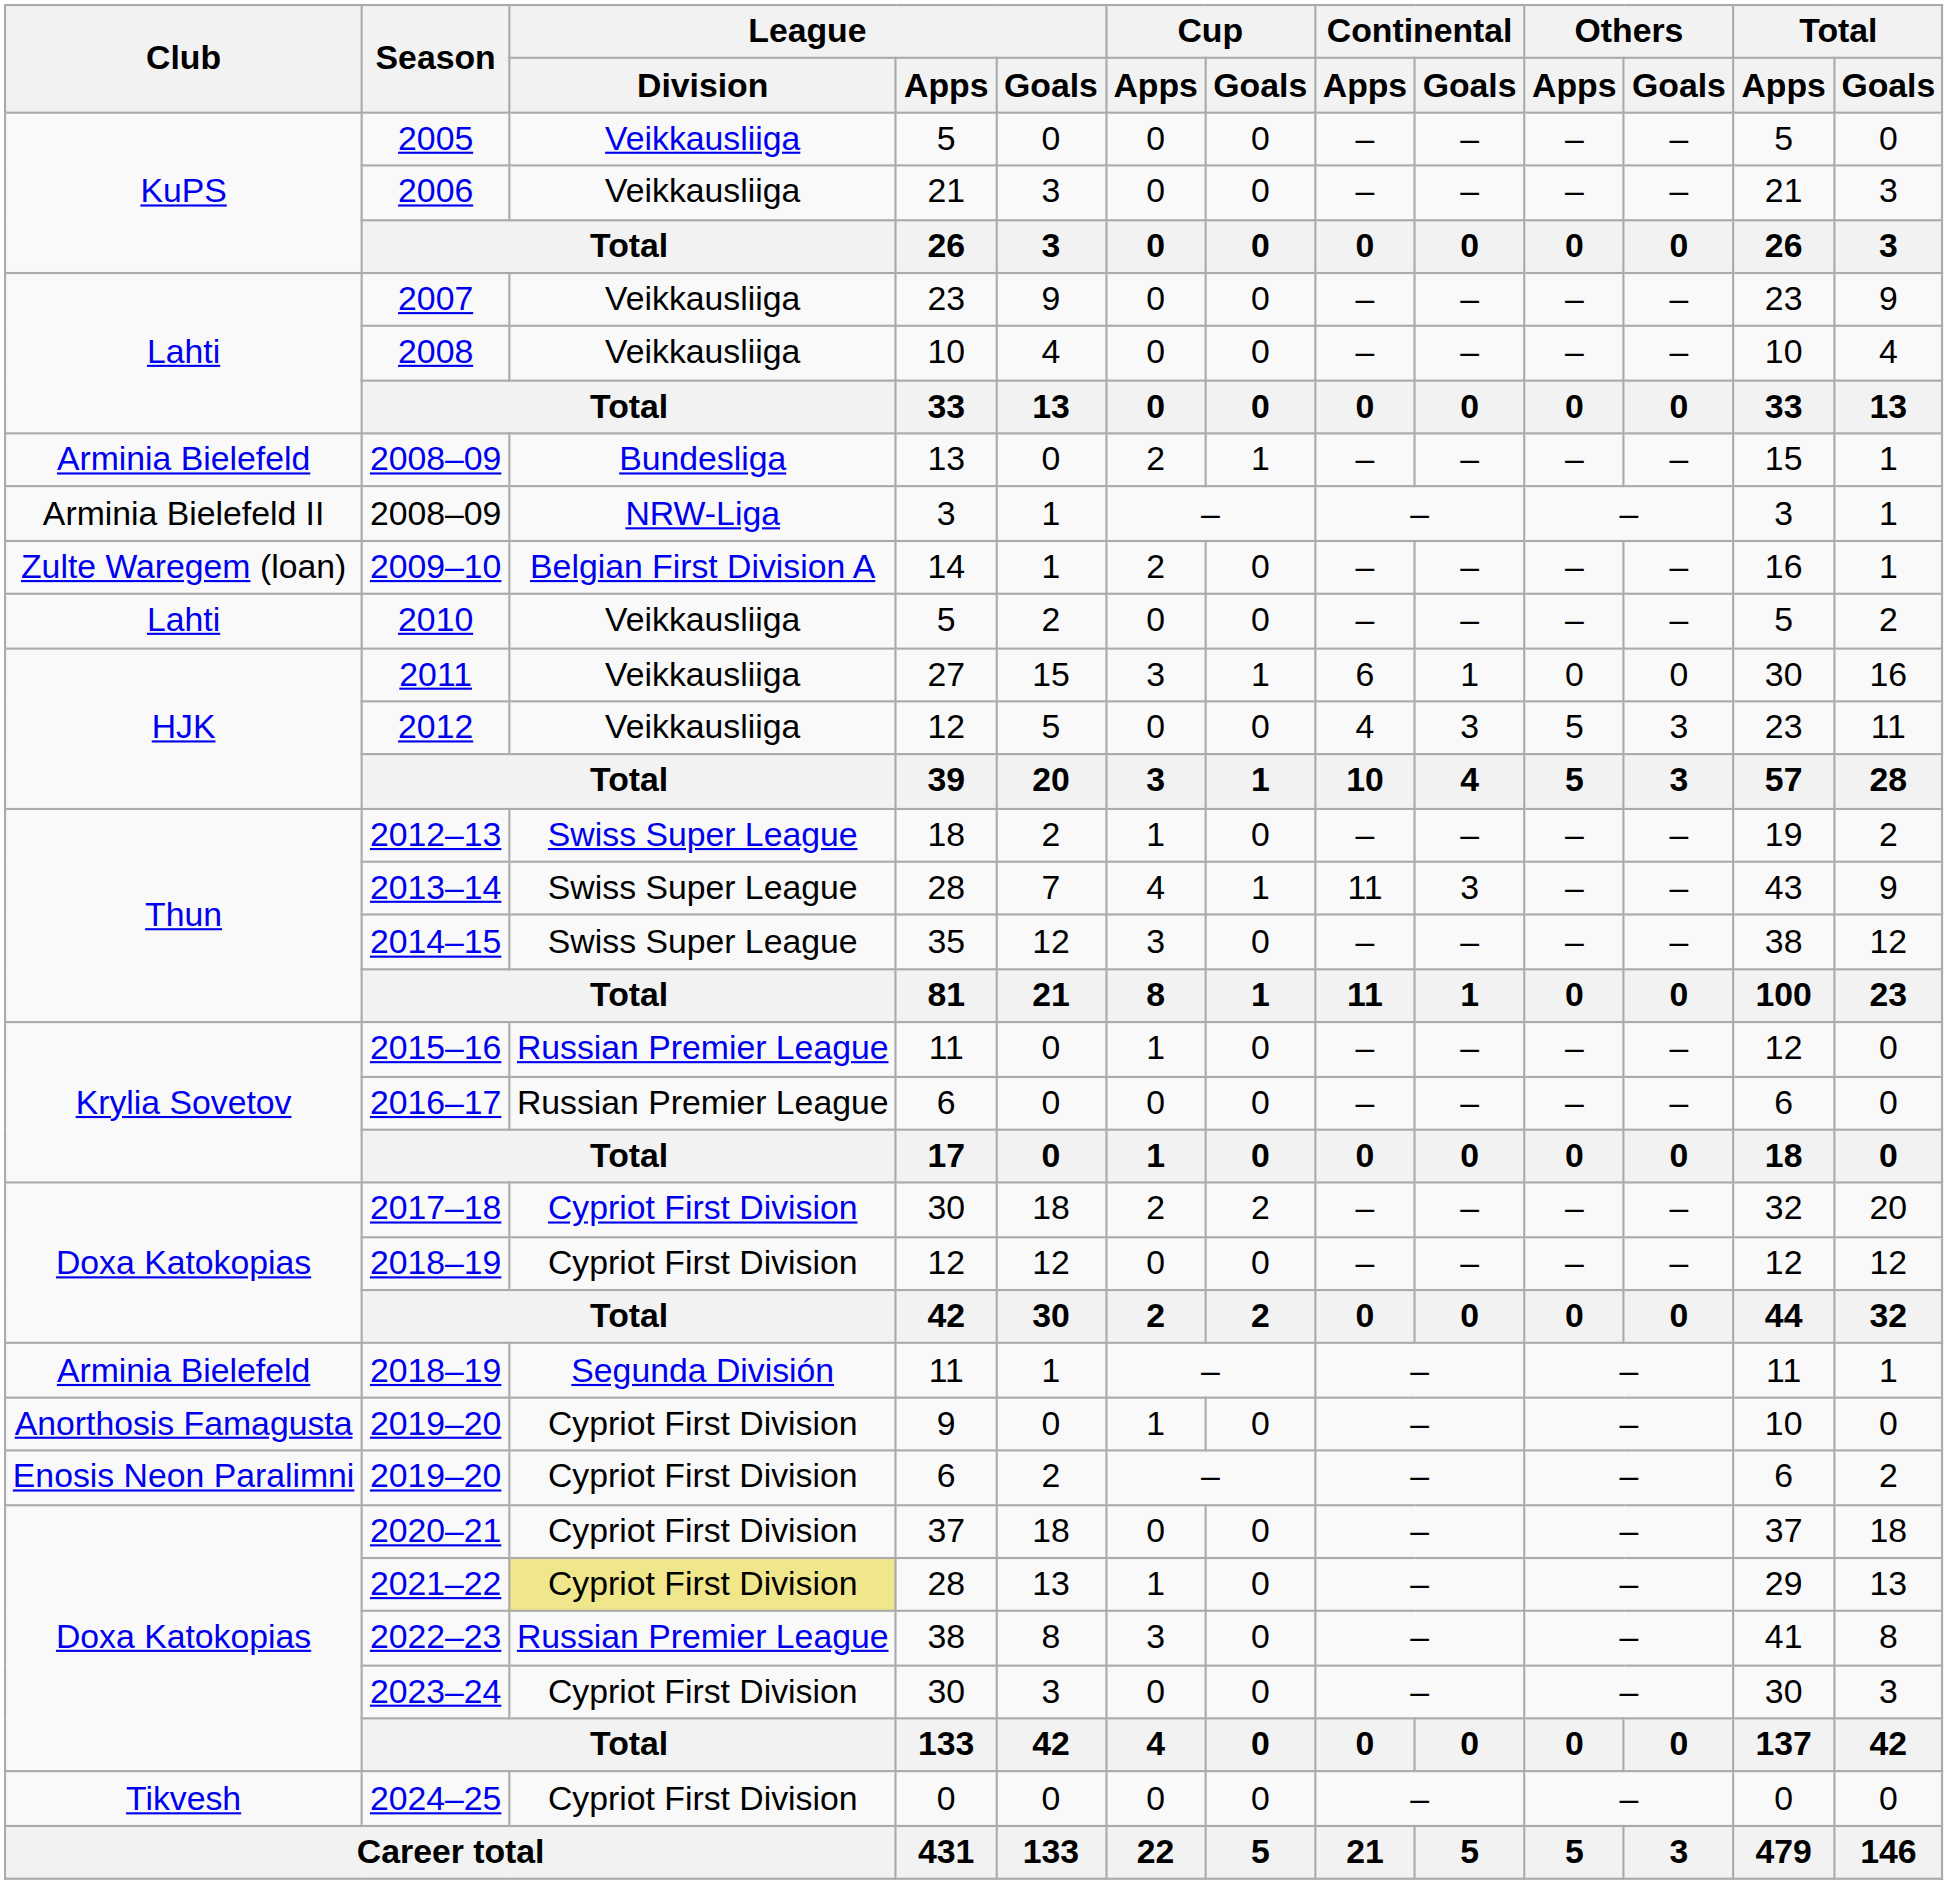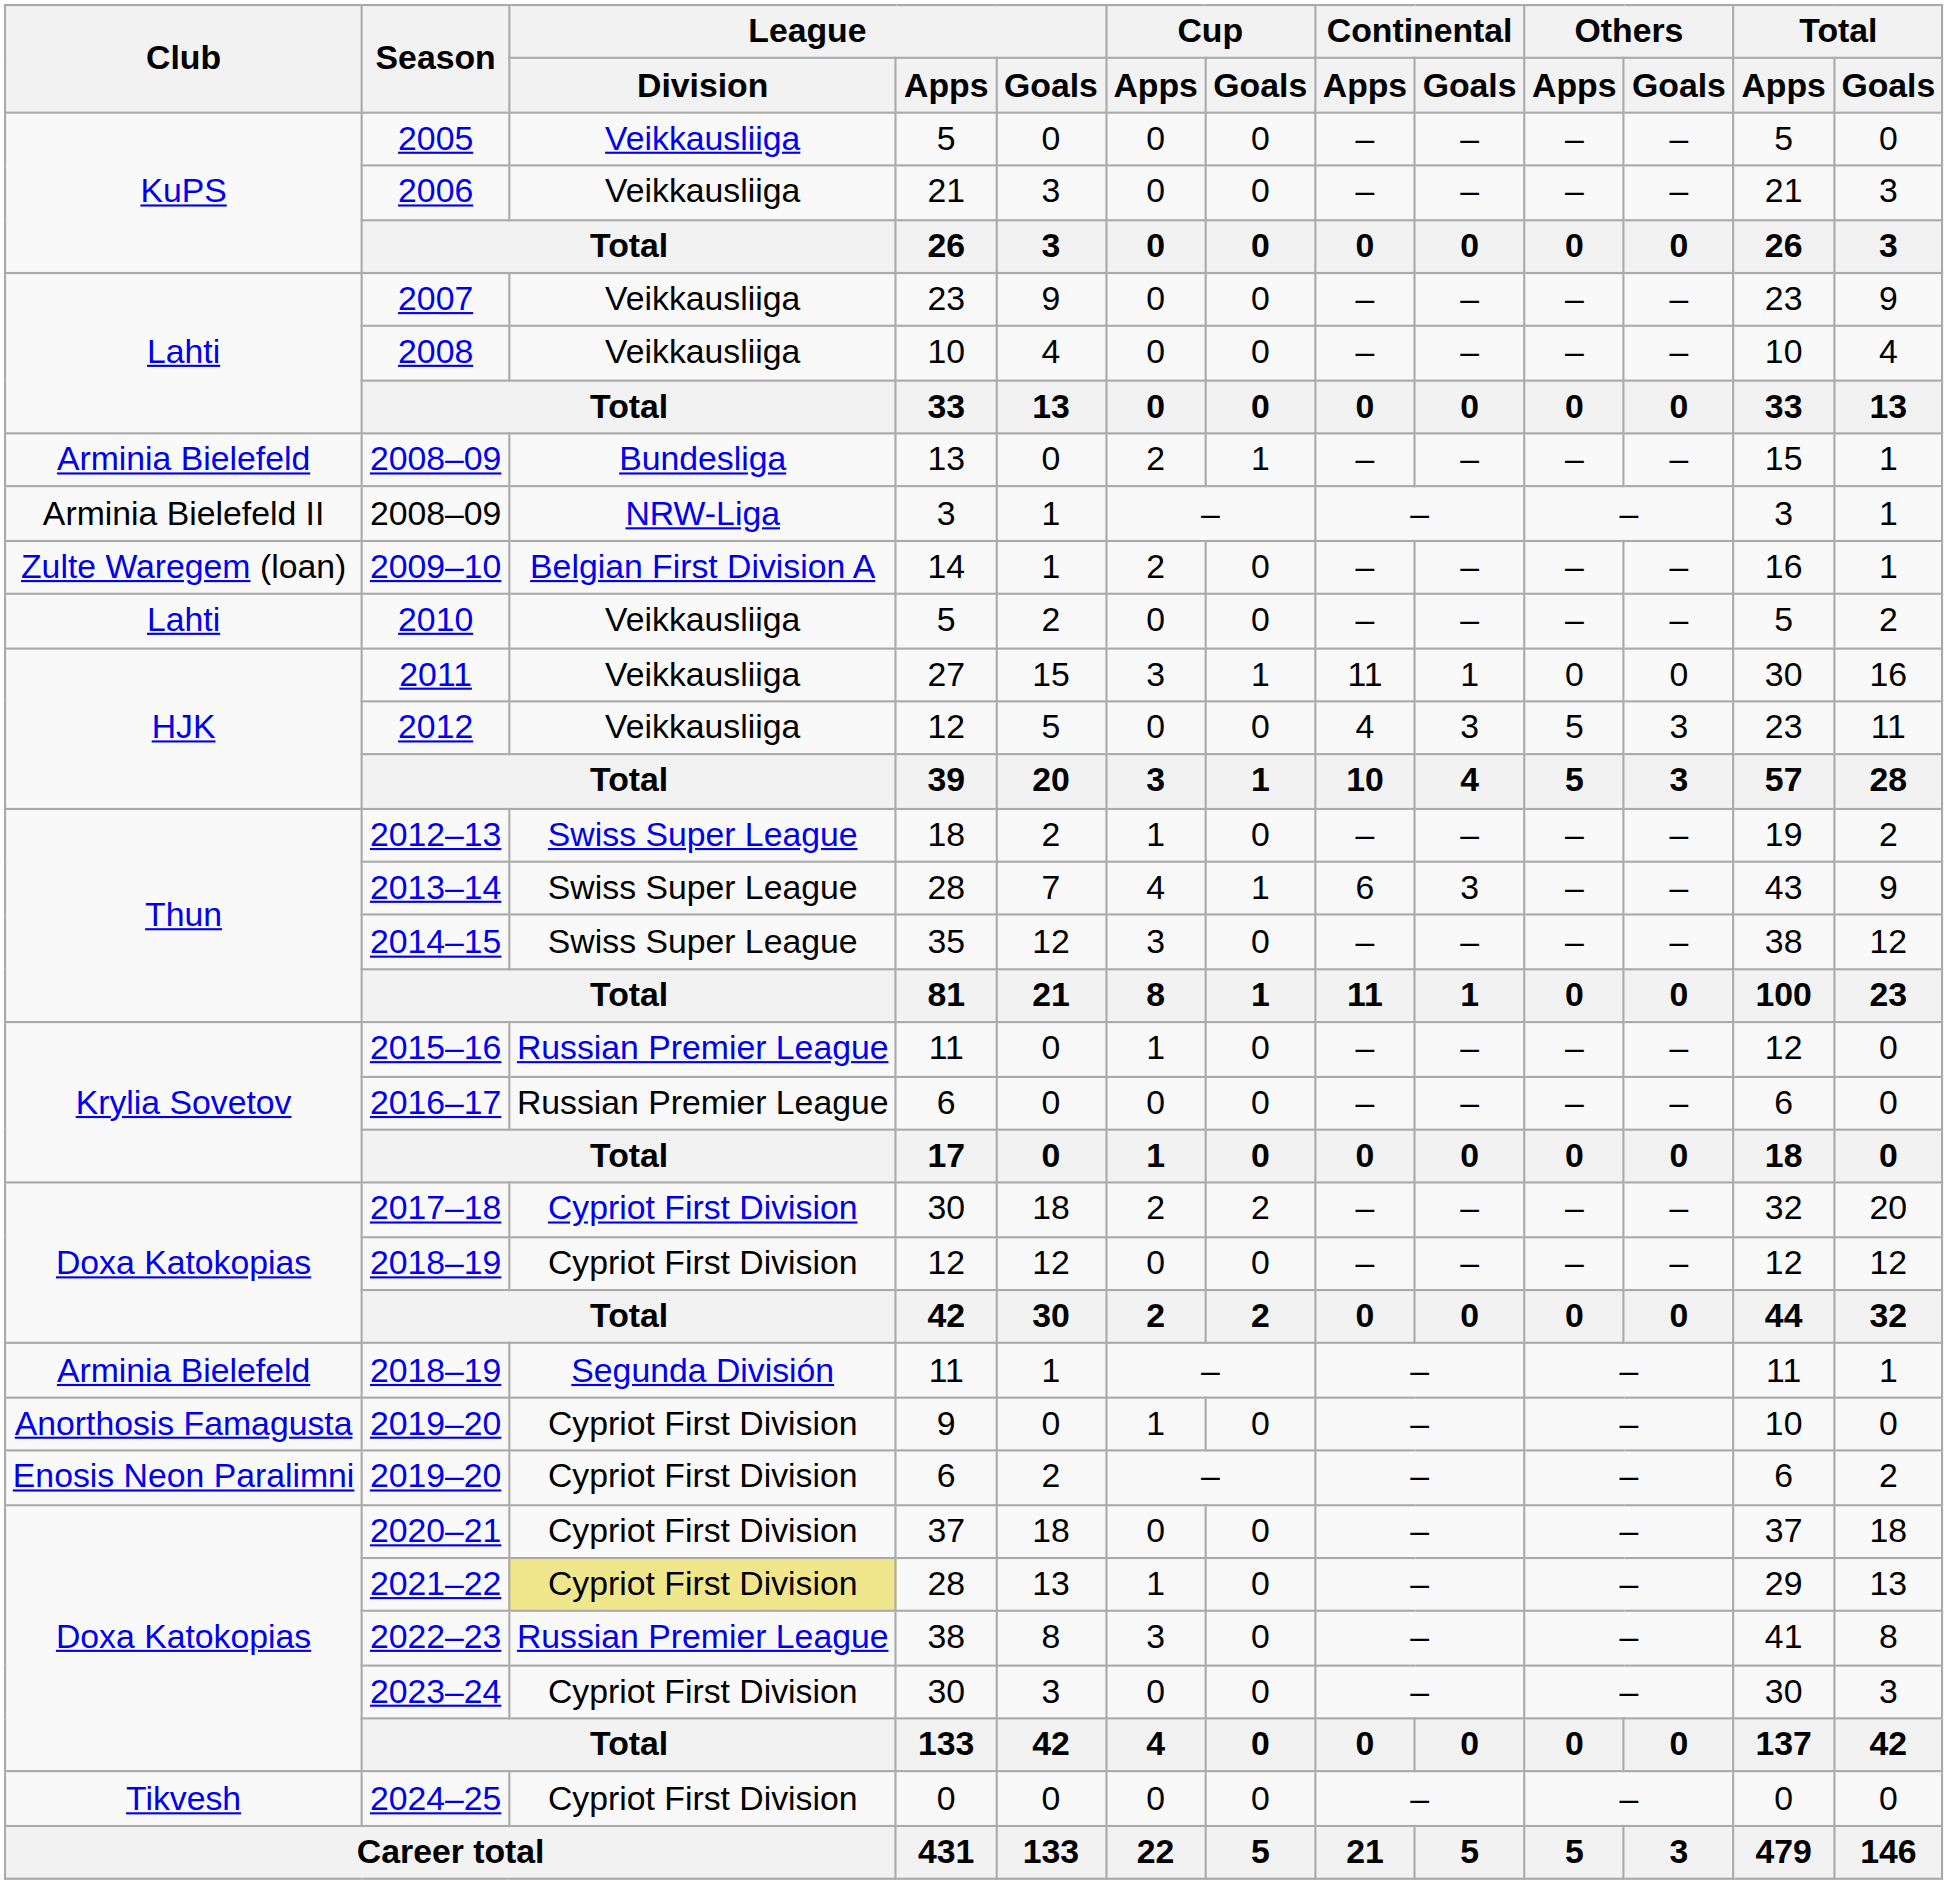(1365, 673) 6 -> (1365, 673) 11
(1365, 887) 11 -> (1365, 887) 6
